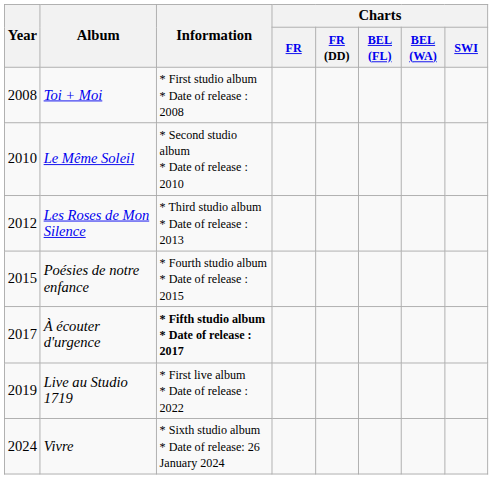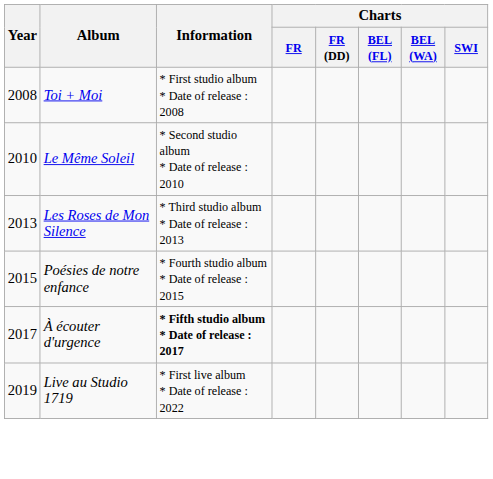(22, 223) 2012 -> (22, 223) 2013
- row: (59, 446)
